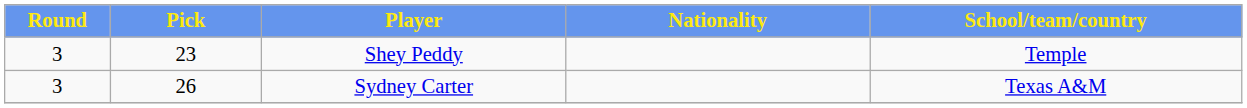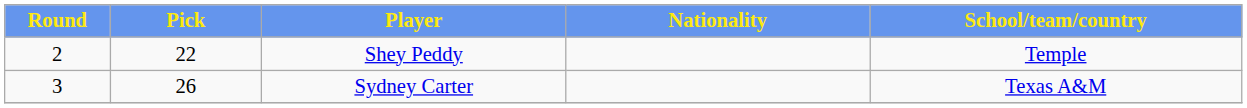(57, 53) 3 -> (57, 53) 2
(186, 53) 23 -> (186, 53) 22
